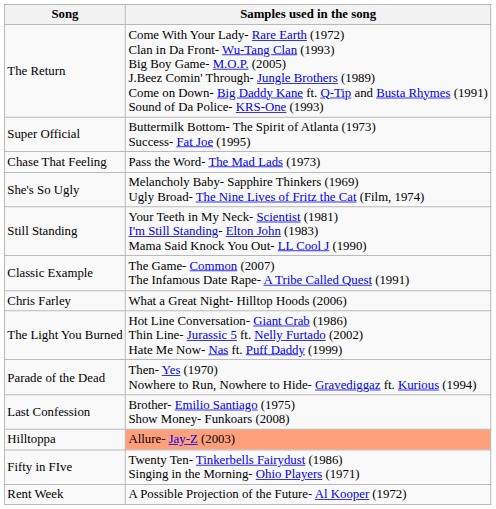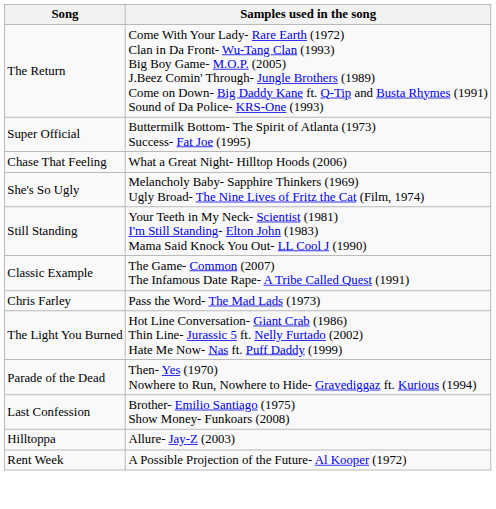(224, 161) Pass the Word- The Mad Lads (1973) -> (238, 161) What a Great Night- Hilltop Hoods (2006)
(238, 300) What a Great Night- Hilltop Hoods (2006) -> (224, 300) Pass the Word- The Mad Lads (1973)
(182, 439) lightsalmon background -> (182, 439) no background
- row: (40, 467)
